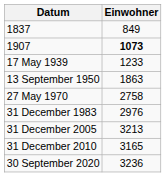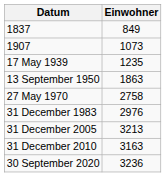(131, 46) bold -> (131, 46) normal
(131, 63) 1233 -> (131, 63) 1235
(131, 146) 3165 -> (131, 146) 3163
